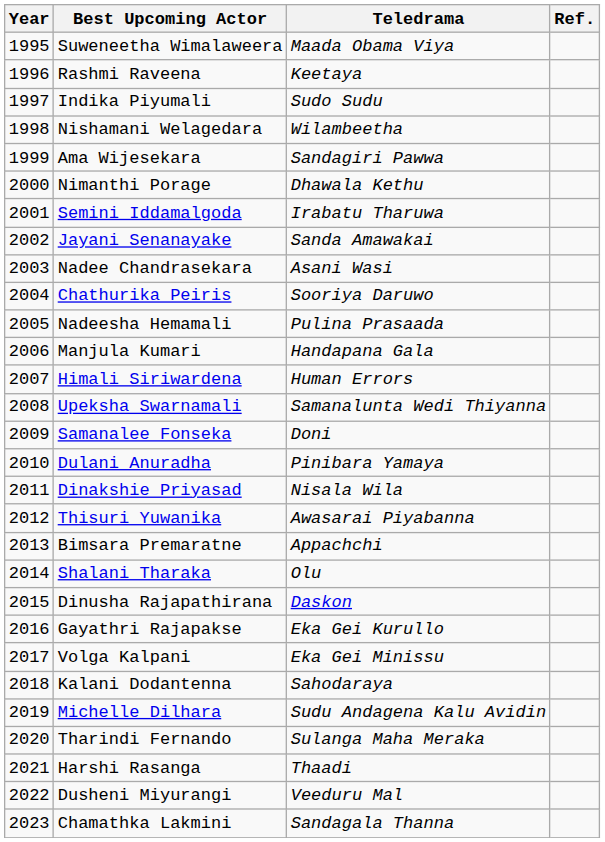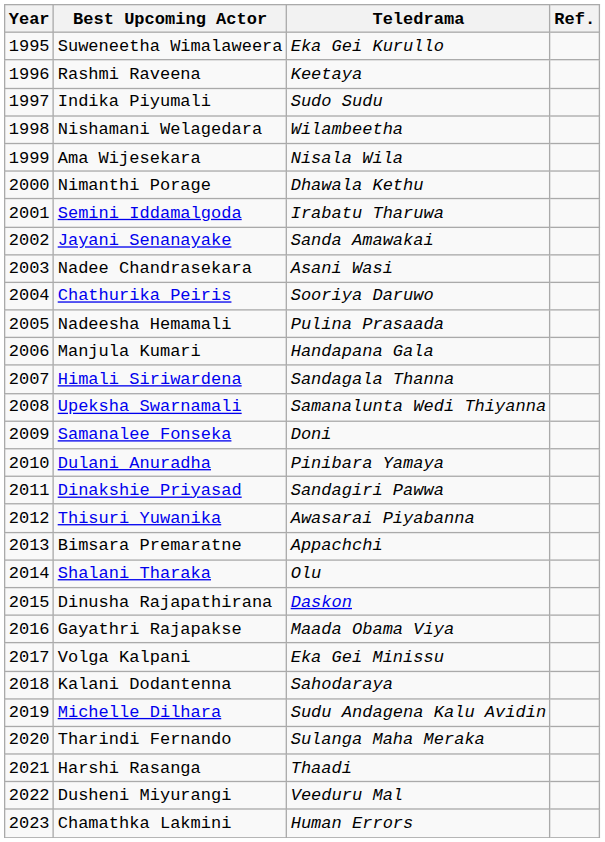(372, 46) Maada Obama Viya -> (367, 46) Eka Gei Kurullo
(367, 157) Sandagiri Pawwa -> (347, 157) Nisala Wila
(352, 379) Human Errors -> (372, 379) Sandagala Thanna
(347, 490) Nisala Wila -> (367, 490) Sandagiri Pawwa
(367, 629) Eka Gei Kurullo -> (372, 629) Maada Obama Viya
(372, 823) Sandagala Thanna -> (352, 823) Human Errors
